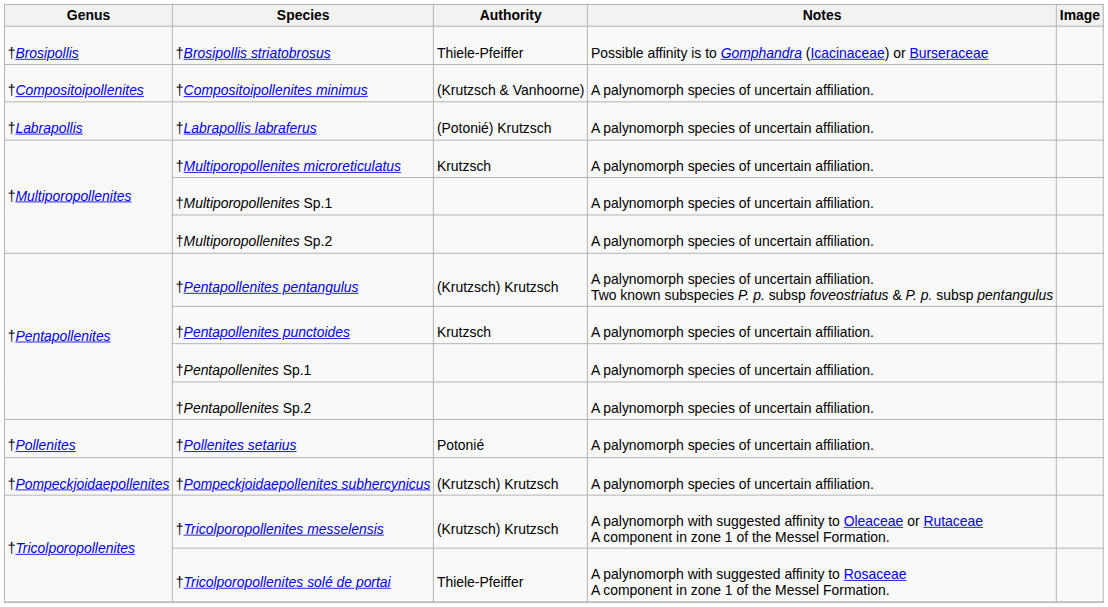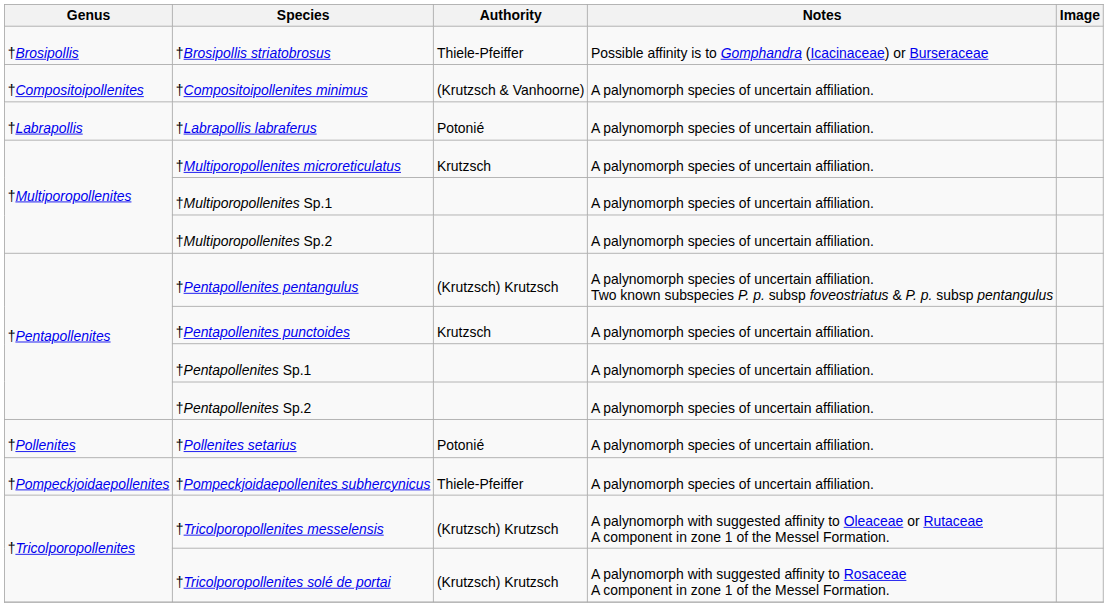(494, 128) (Potonié) Krutzsch -> (461, 128) Potonié
(498, 484) (Krutzsch) Krutzsch -> (480, 484) Thiele-Pfeiffer
(480, 582) Thiele-Pfeiffer -> (498, 582) (Krutzsch) Krutzsch
